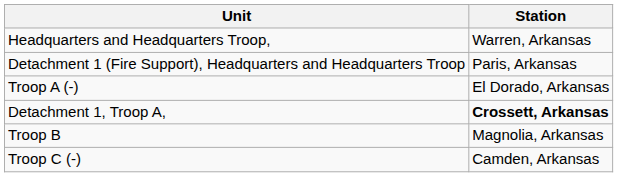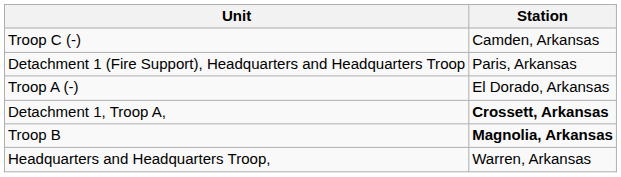rows swapped: (139, 40) <-> (44, 159)
(538, 135) normal -> (543, 135) bold
